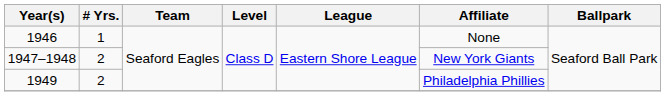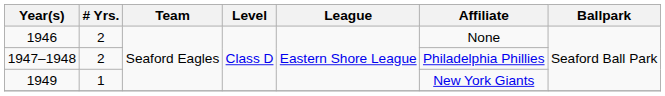(101, 37) 1 -> (101, 37) 2
(484, 59) New York Giants -> (484, 59) Philadelphia Phillies
(101, 80) 2 -> (101, 80) 1
(484, 80) Philadelphia Phillies -> (484, 80) New York Giants
